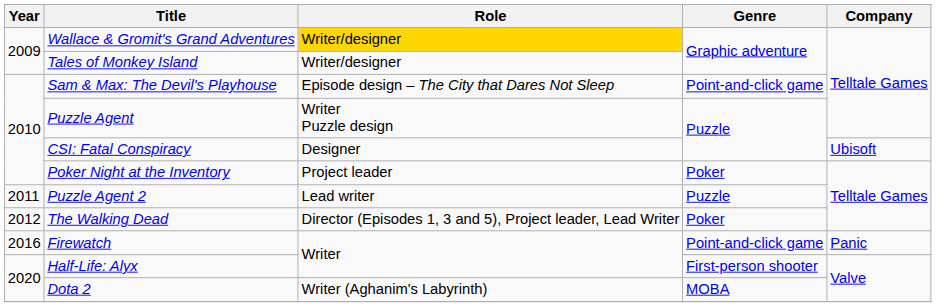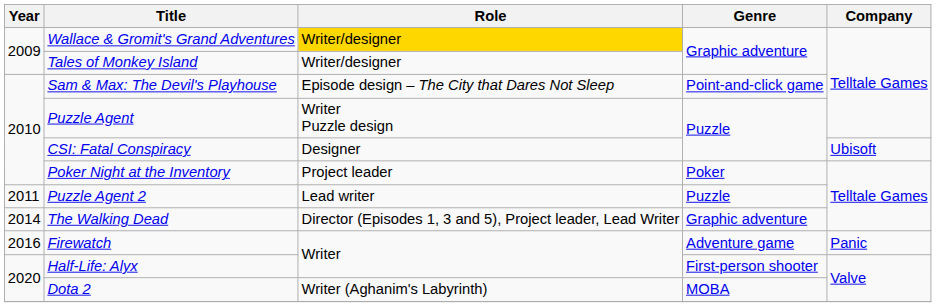(24, 219) 2012 -> (24, 219) 2014
(705, 219) Poker -> (747, 219) Graphic adventure
(755, 242) Point-and-click game -> (740, 242) Adventure game
